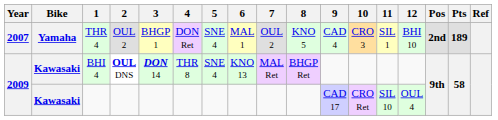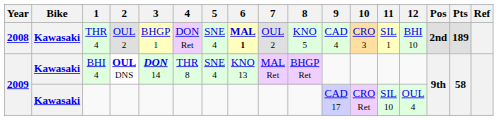(18, 38) 2007 -> (18, 38) 2008
(57, 38) Yamaha -> (57, 38) Kawasaki
(242, 38) normal -> (243, 38) bold
